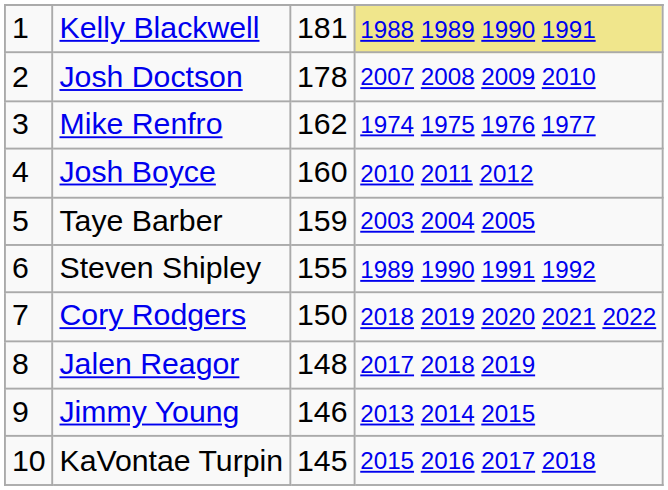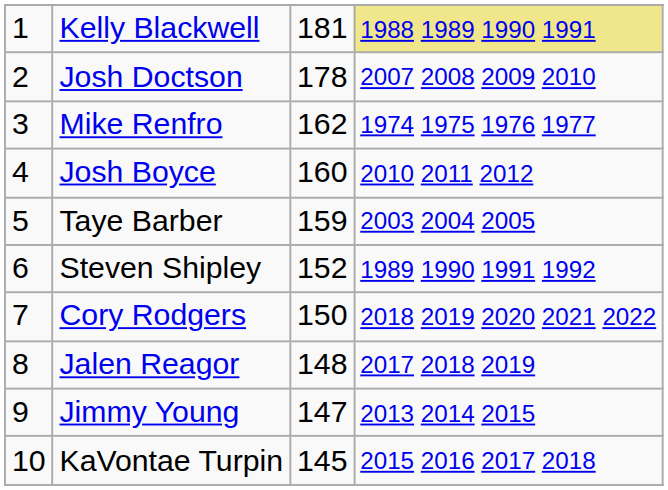(322, 268) 155 -> (322, 268) 152
(322, 412) 146 -> (322, 412) 147
